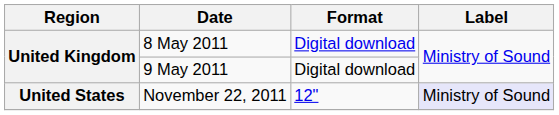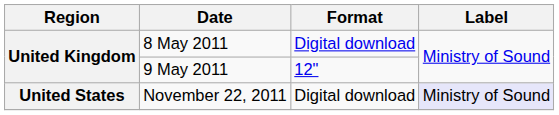(355, 69) Digital download -> (306, 69) 12"
(306, 95) 12" -> (355, 95) Digital download
